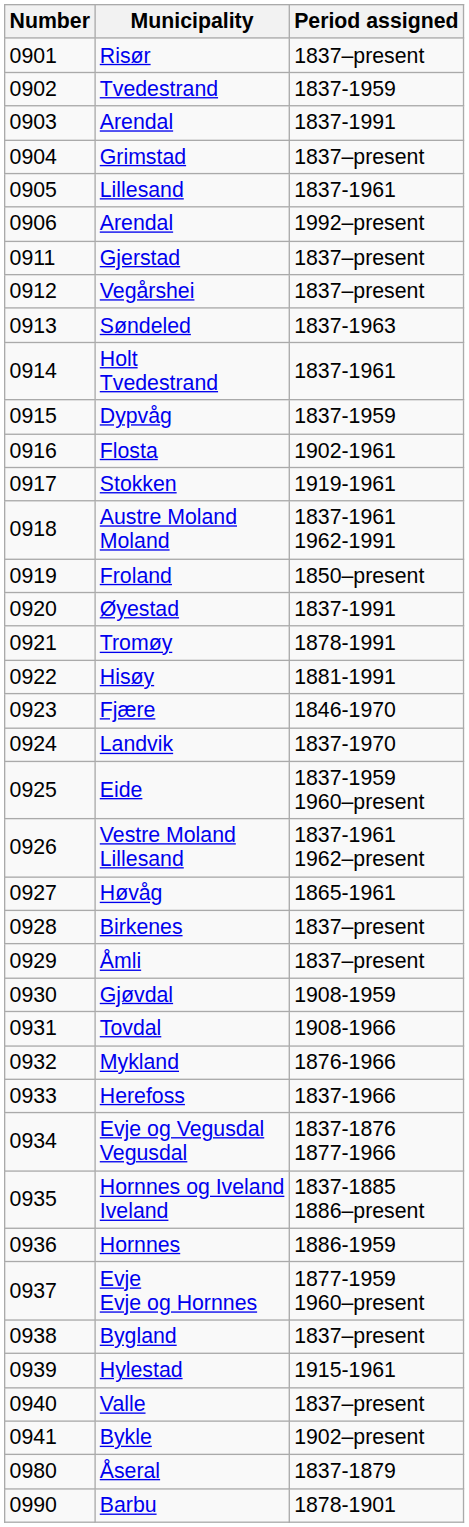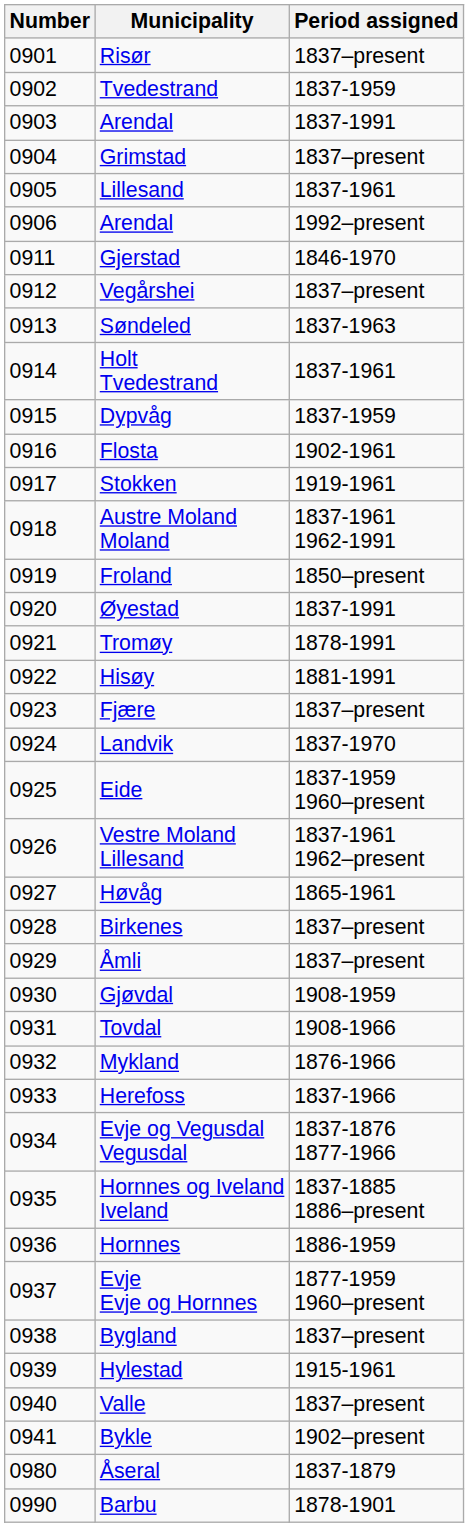(359, 257) 1837–present -> (345, 257) 1846-1970
(345, 710) 1846-1970 -> (359, 710) 1837–present
